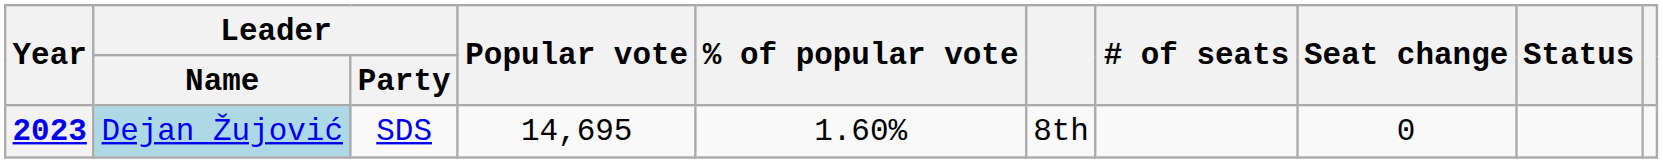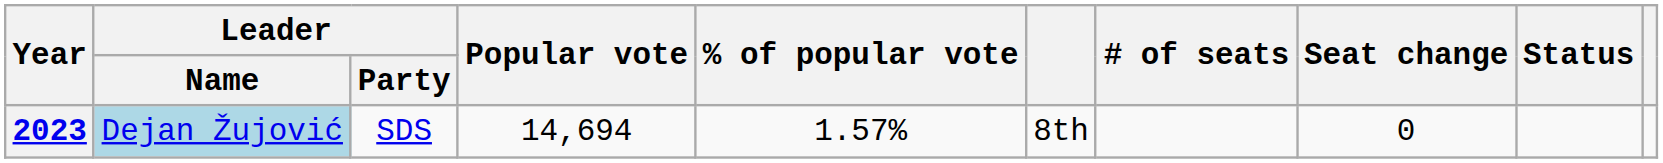(577, 131) 14,695 -> (577, 131) 14,694
(861, 131) 1.60% -> (861, 131) 1.57%
